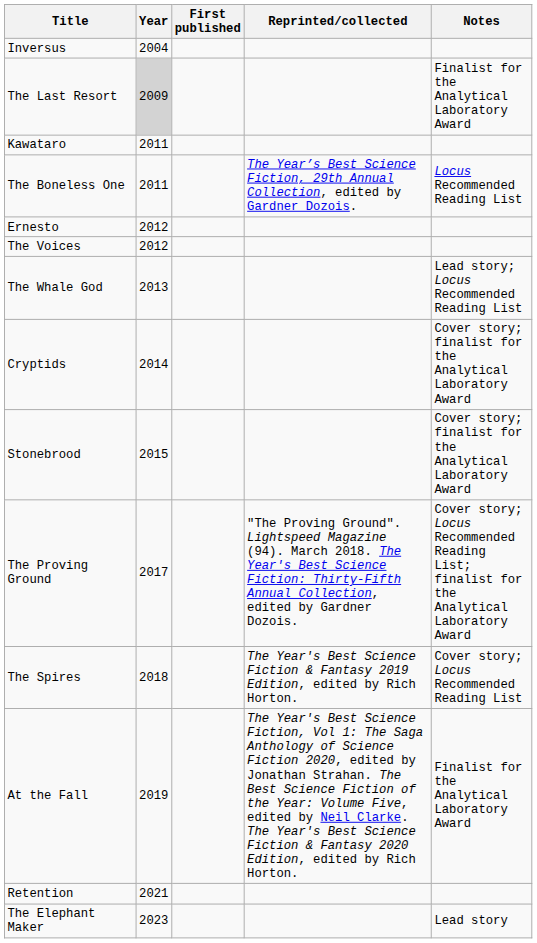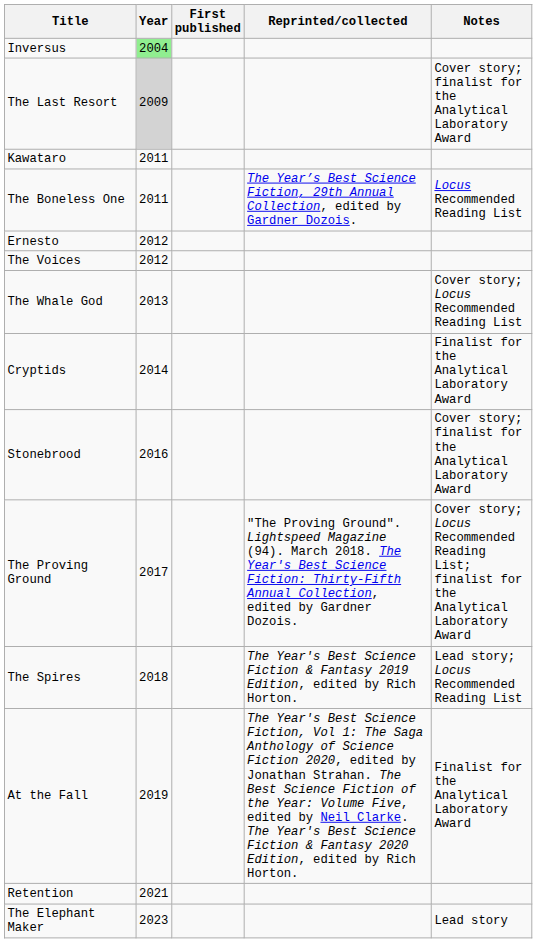(154, 48) no background -> (154, 48) lightgreen background
(478, 97) Finalist for the Analytical Laboratory Award -> (478, 104) Cover story; finalist for the Analytical Laboratory Award
(478, 288) Lead story; Locus Recommended Reading List -> (478, 302) Cover story; Locus Recommended Reading List
(478, 364) Cover story; finalist for the Analytical Laboratory Award -> (478, 371) Finalist for the Analytical Laboratory Award
(154, 455) 2015 -> (154, 455) 2016
(478, 678) Cover story; Locus Recommended Reading List -> (478, 678) Lead story; Locus Recommended Reading List
